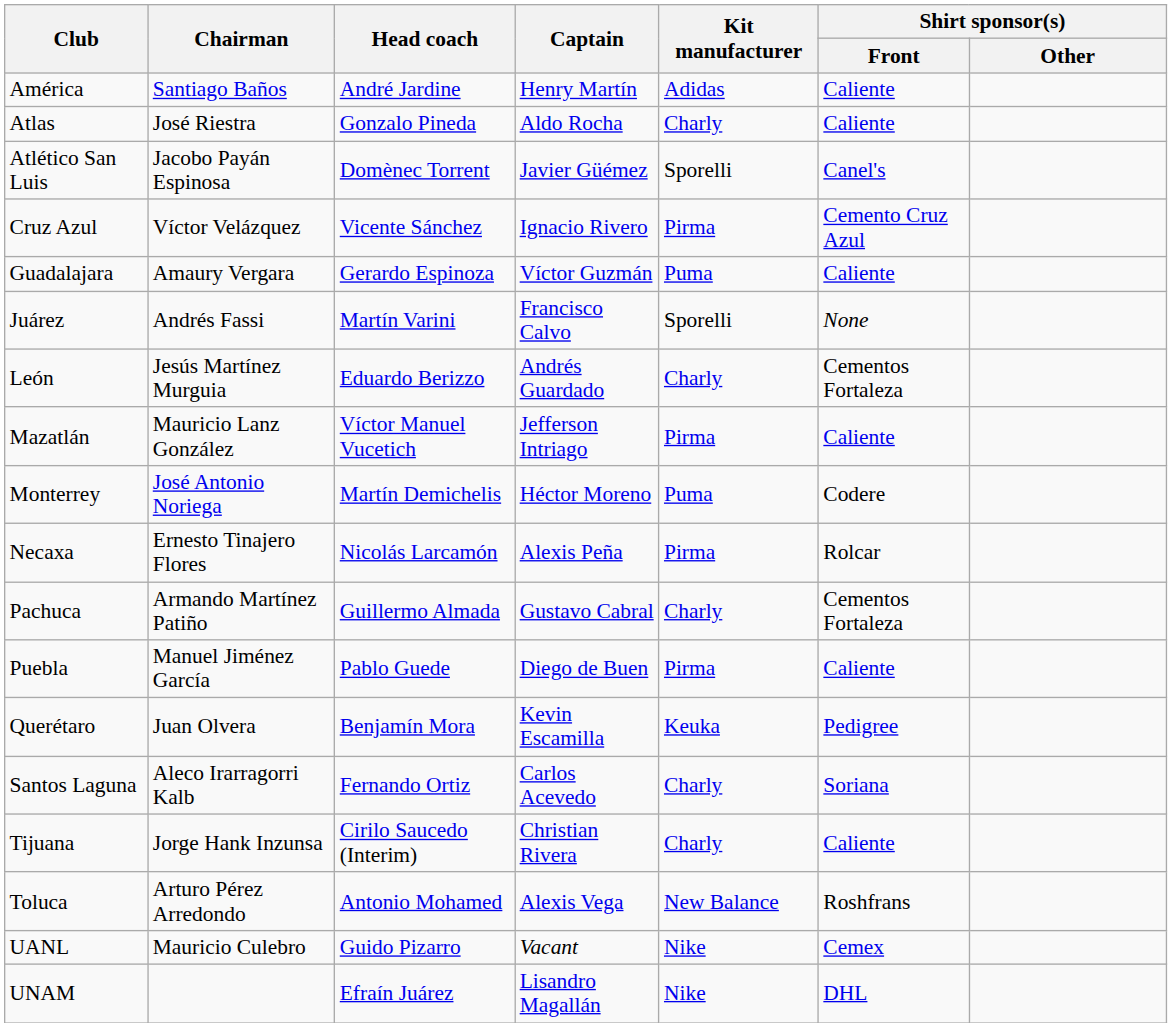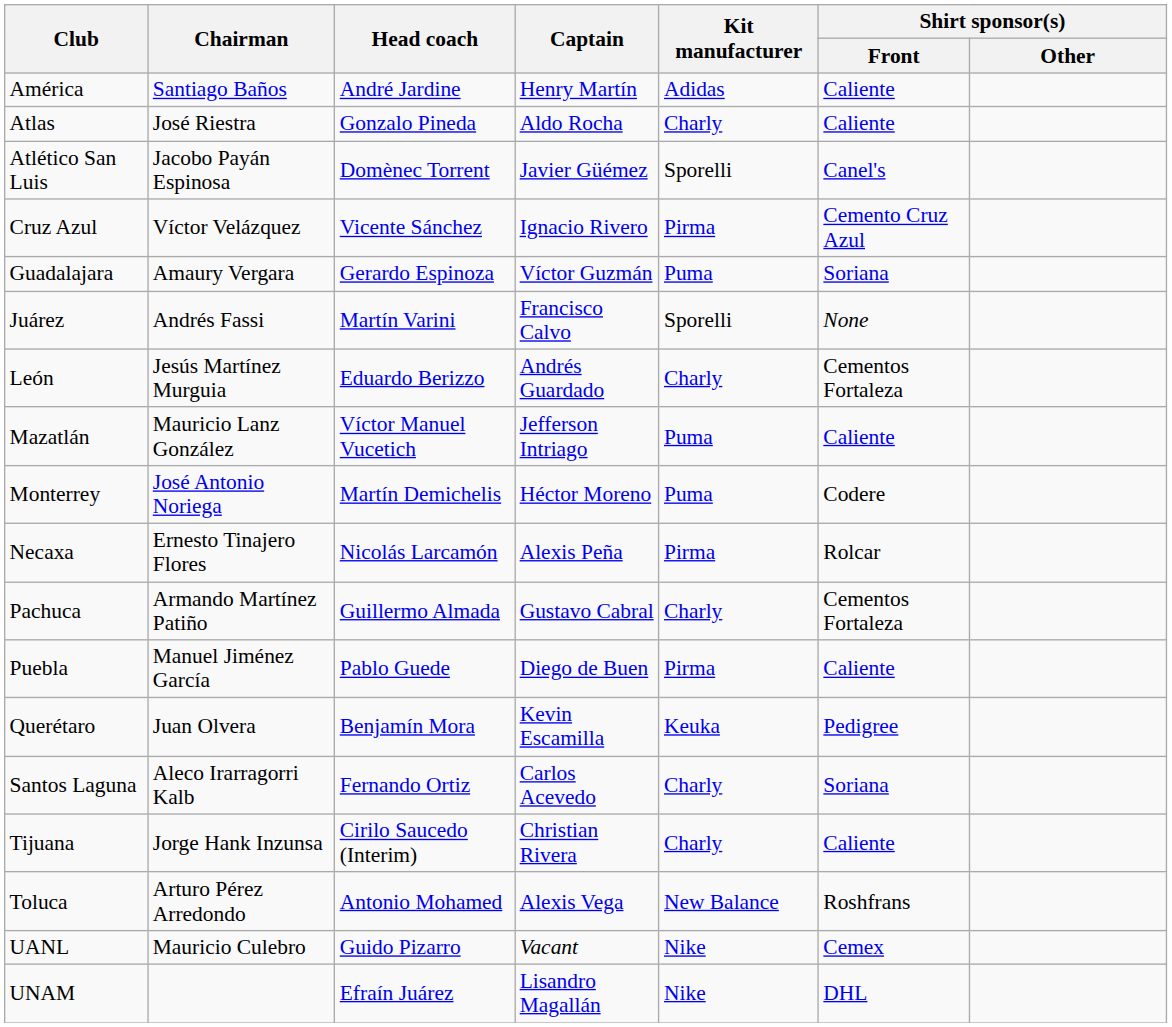(859, 273) Caliente -> (856, 273) Soriana
(690, 436) Pirma -> (688, 436) Puma
